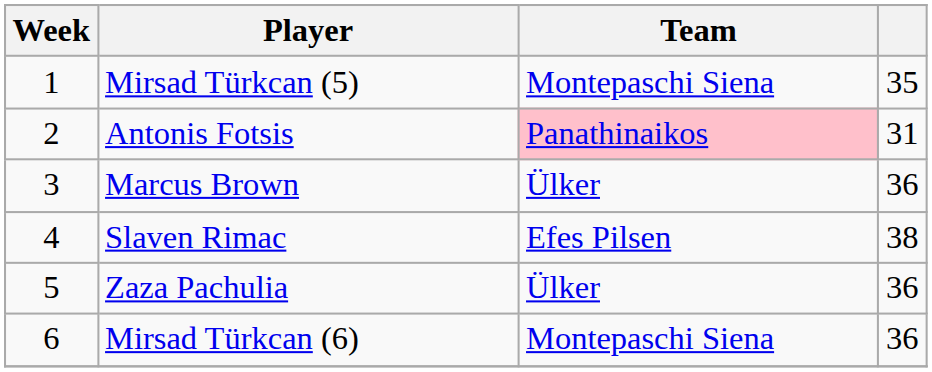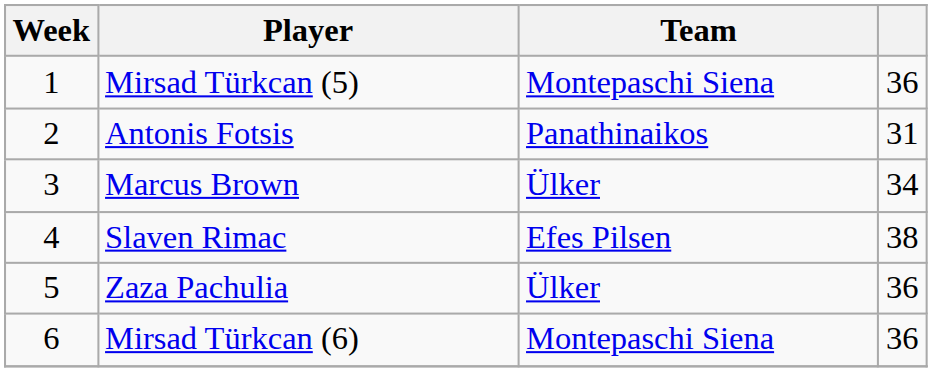(902, 81) 35 -> (902, 81) 36
(617, 133) pink background -> (617, 133) no background
(902, 184) 36 -> (902, 184) 34
